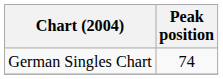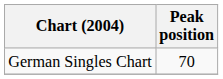(187, 61) 74 -> (187, 61) 70
